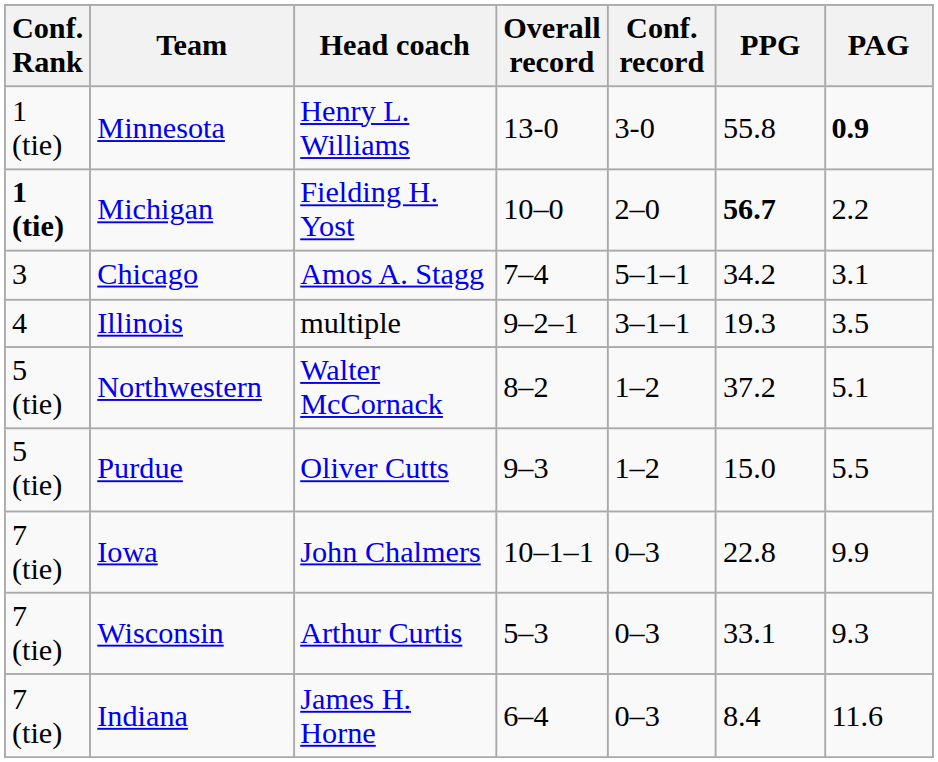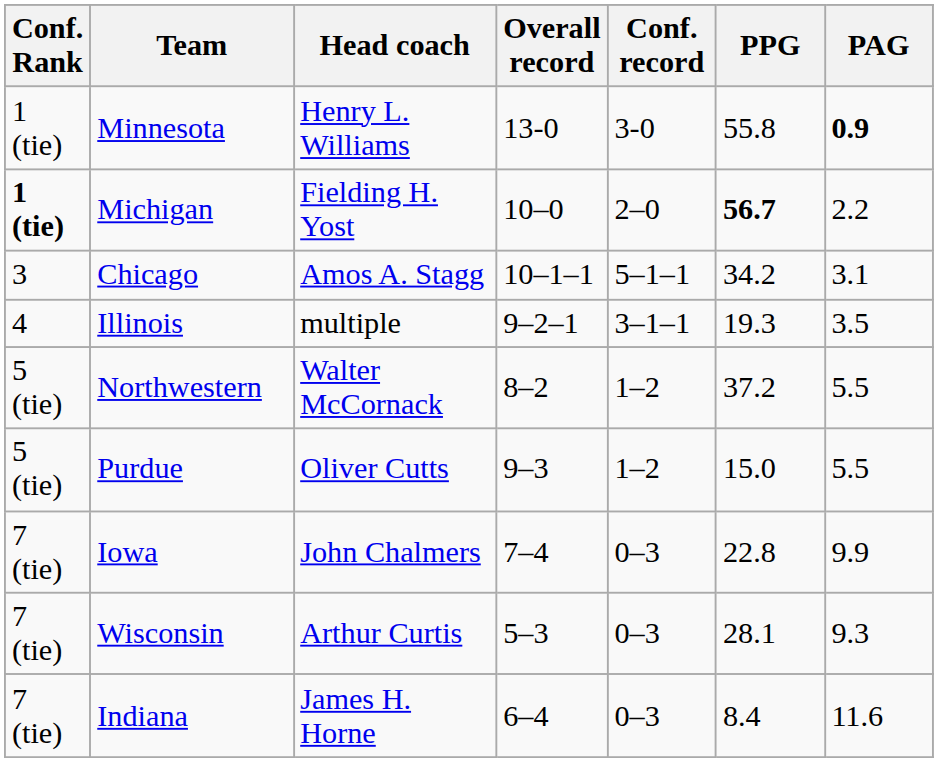(526, 274) 7–4 -> (548, 274) 10–1–1
(850, 387) 5.1 -> (850, 387) 5.5
(548, 551) 10–1–1 -> (526, 551) 7–4
(749, 633) 33.1 -> (749, 633) 28.1
